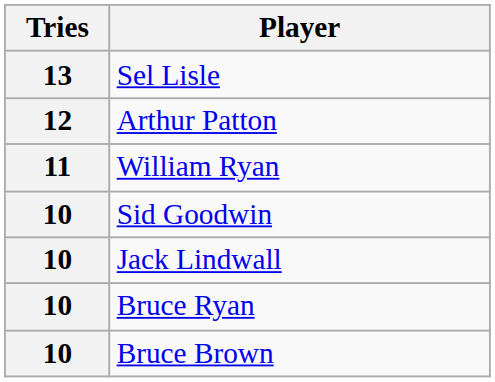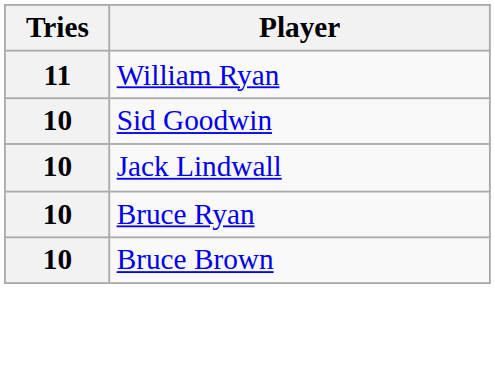- row: (168, 74)
- row: (197, 120)
